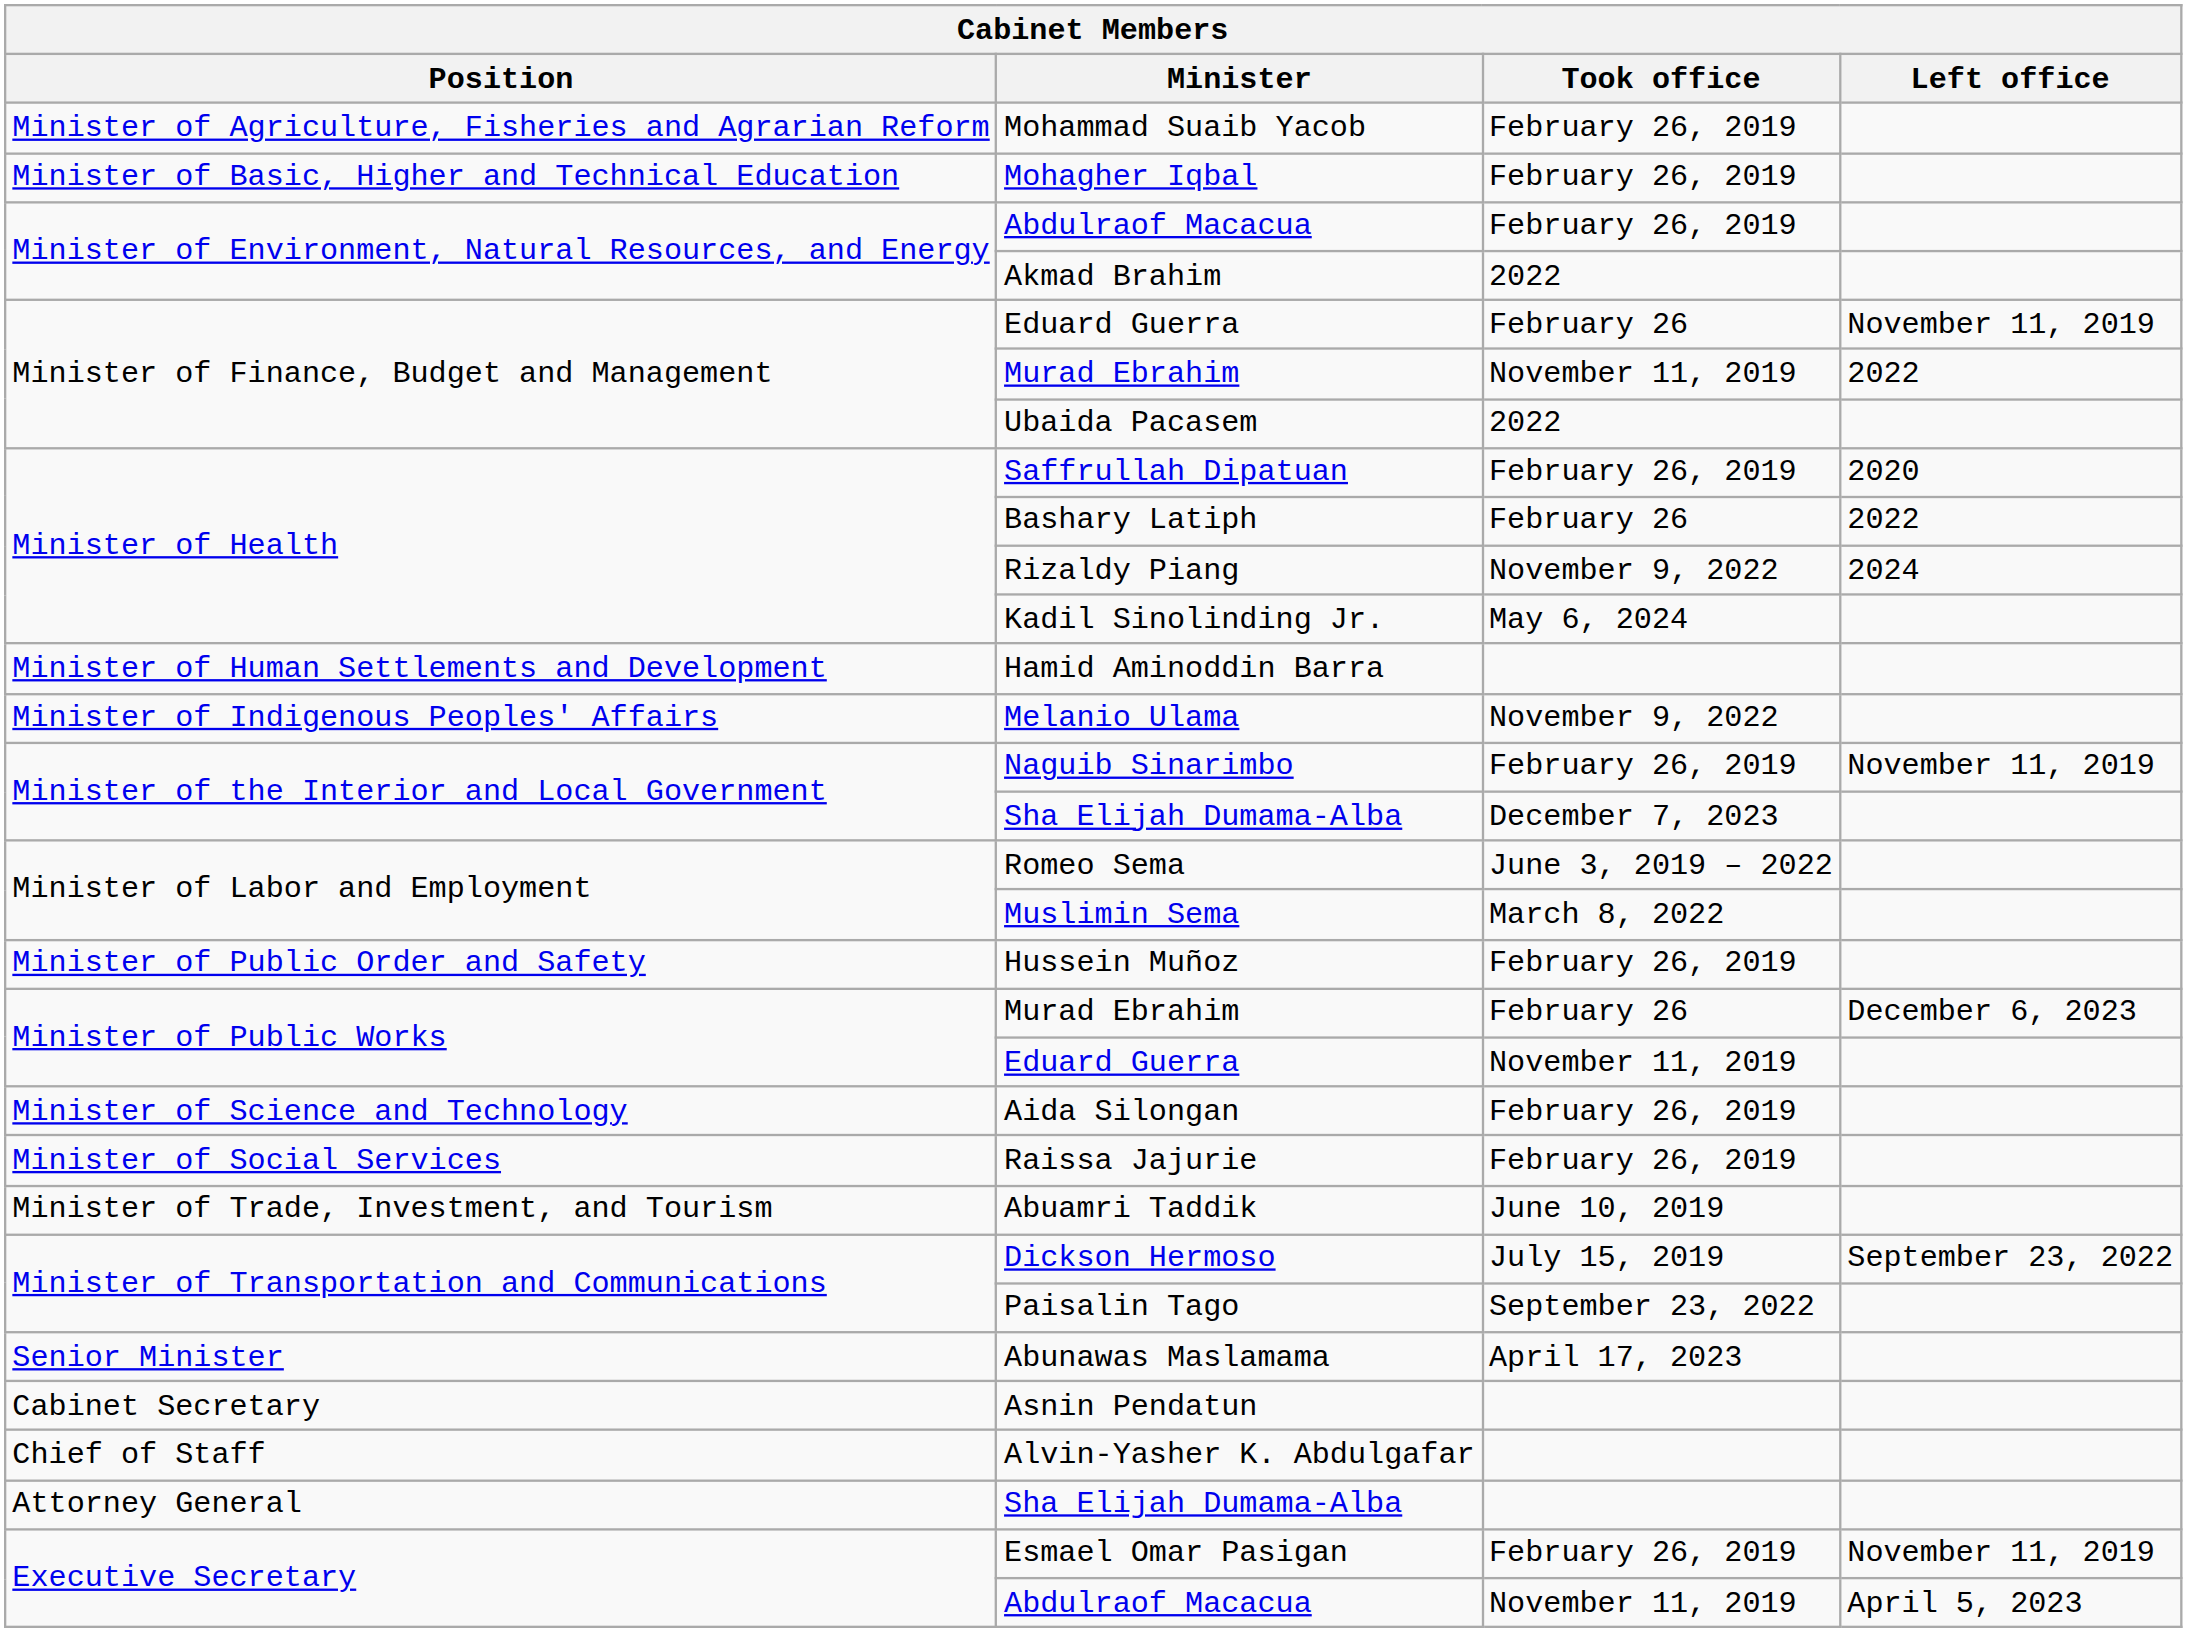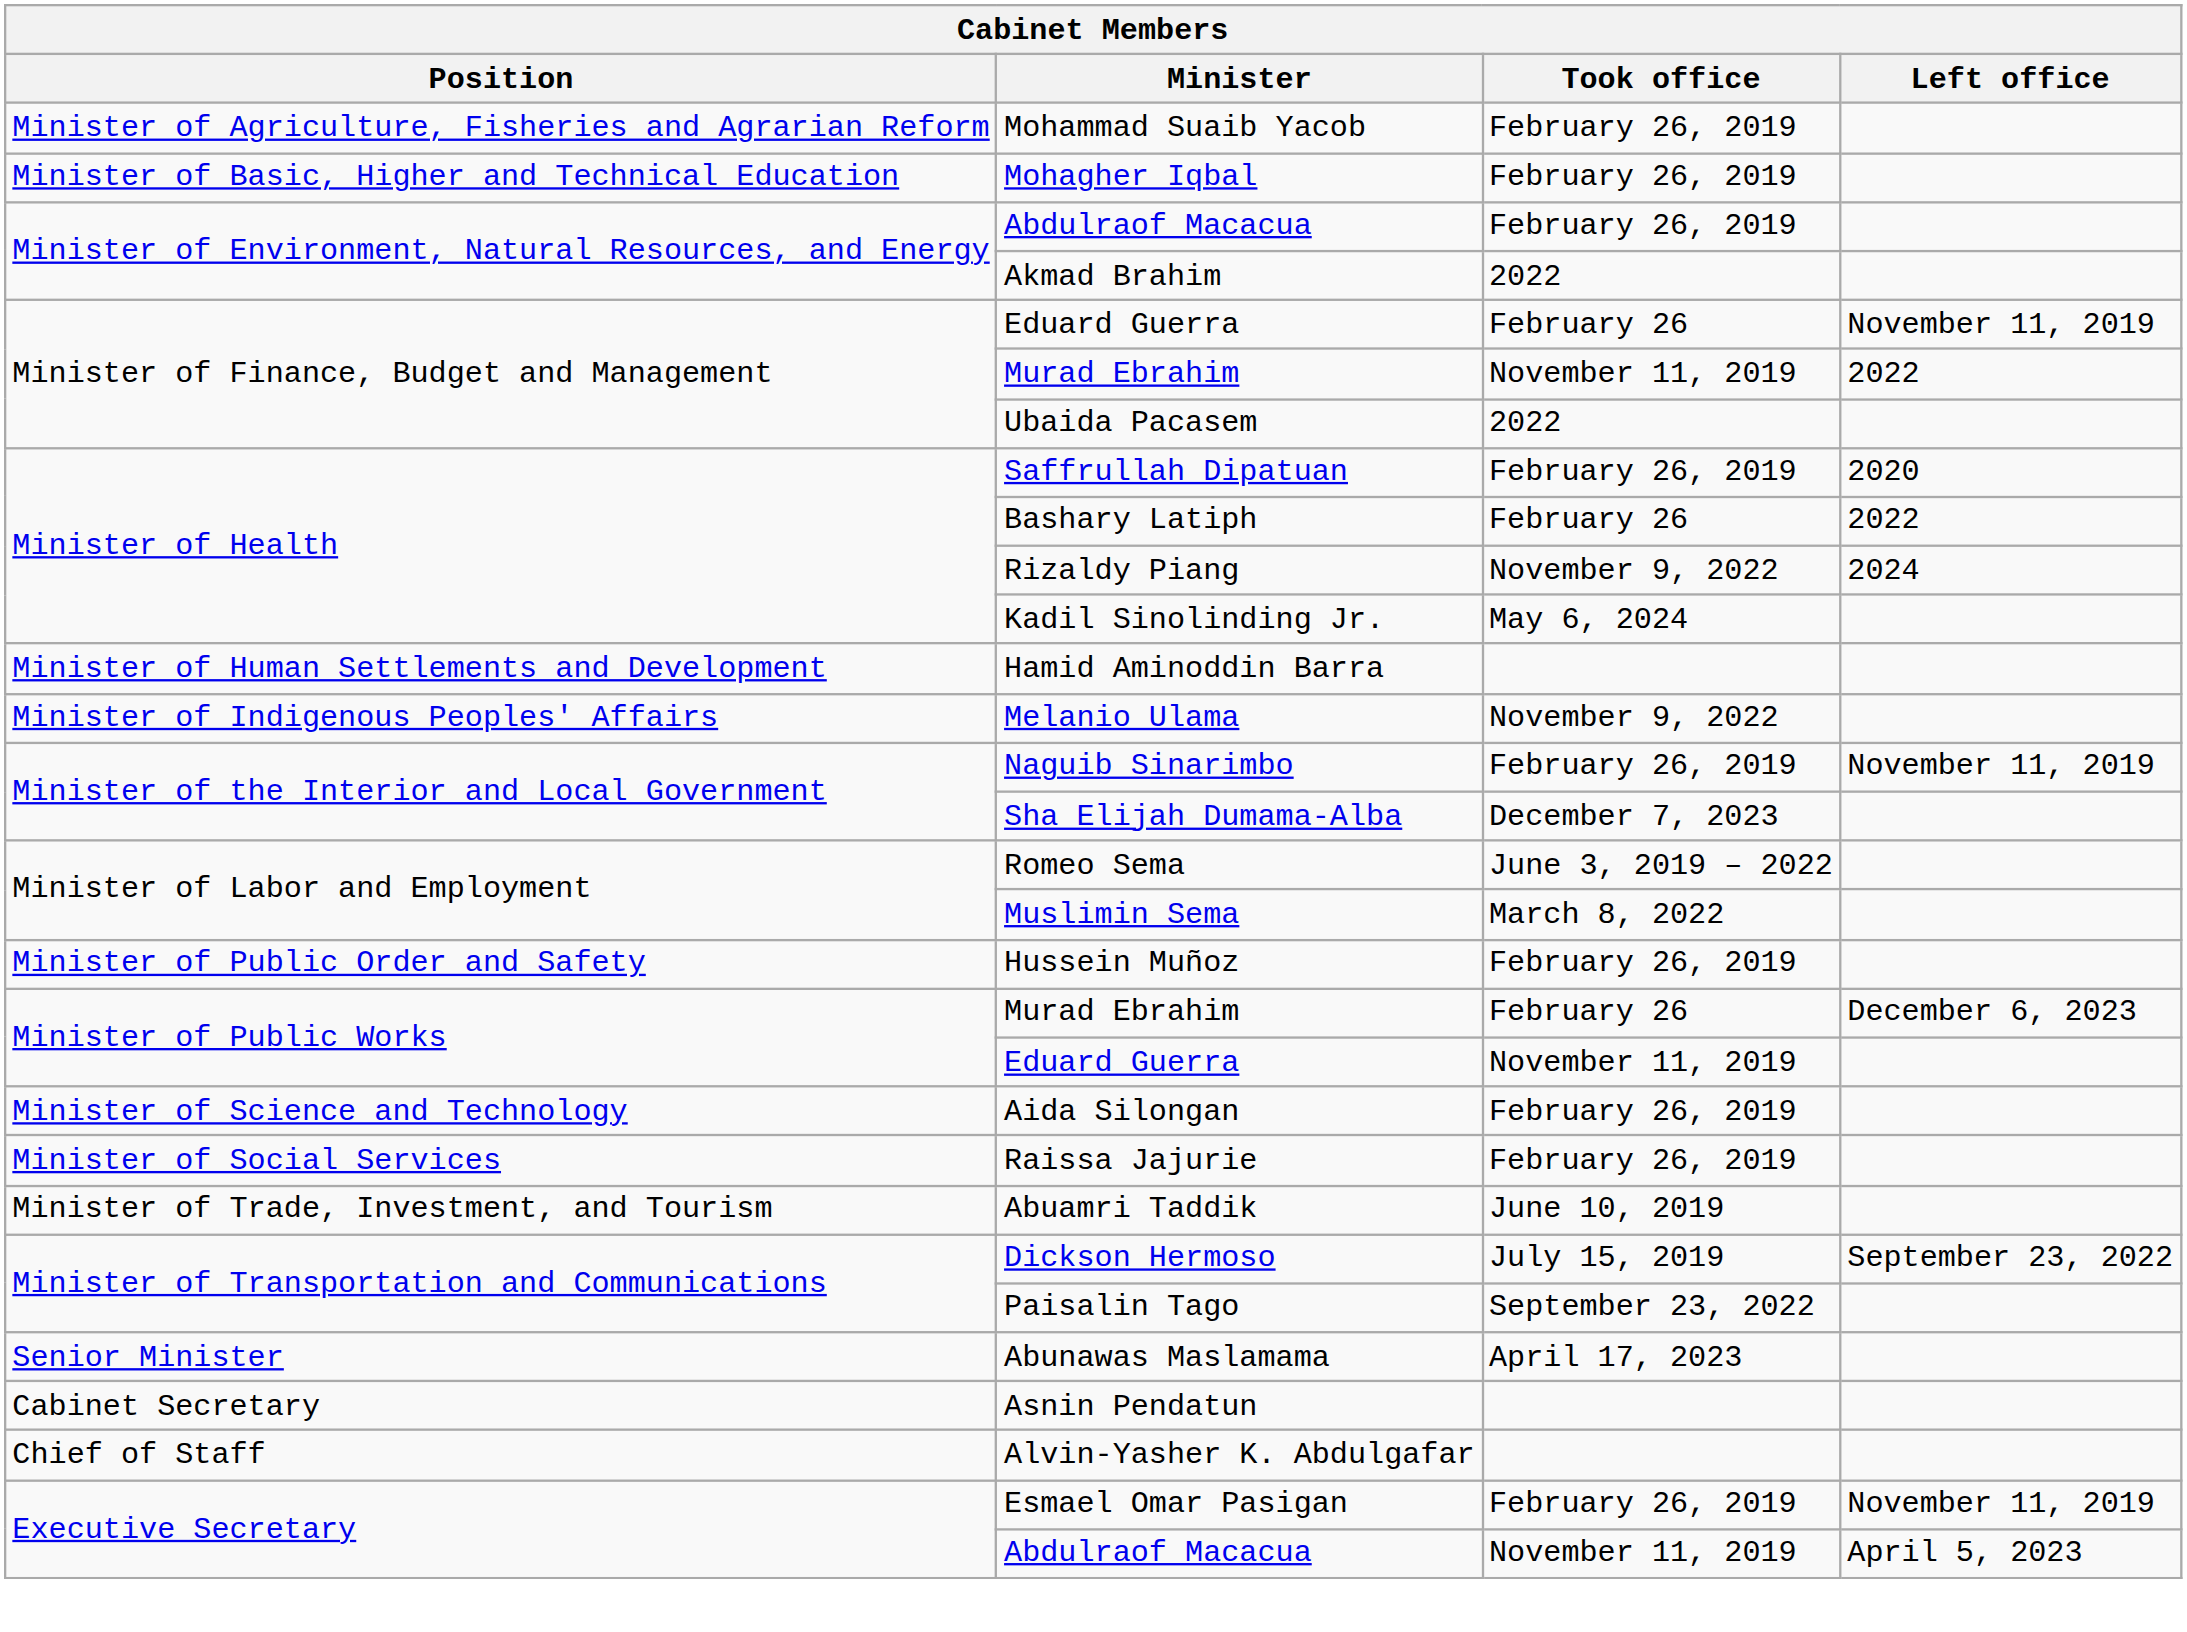- row: (157, 1504)
